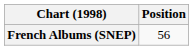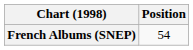(164, 34) 56 -> (164, 34) 54
